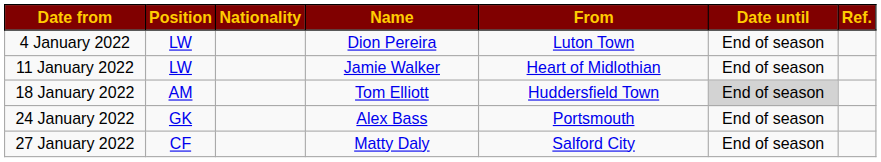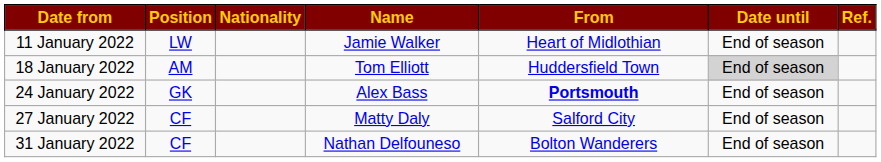- row: (75, 43)
(594, 119) normal -> (594, 93) bold
+ row: (75, 144)
